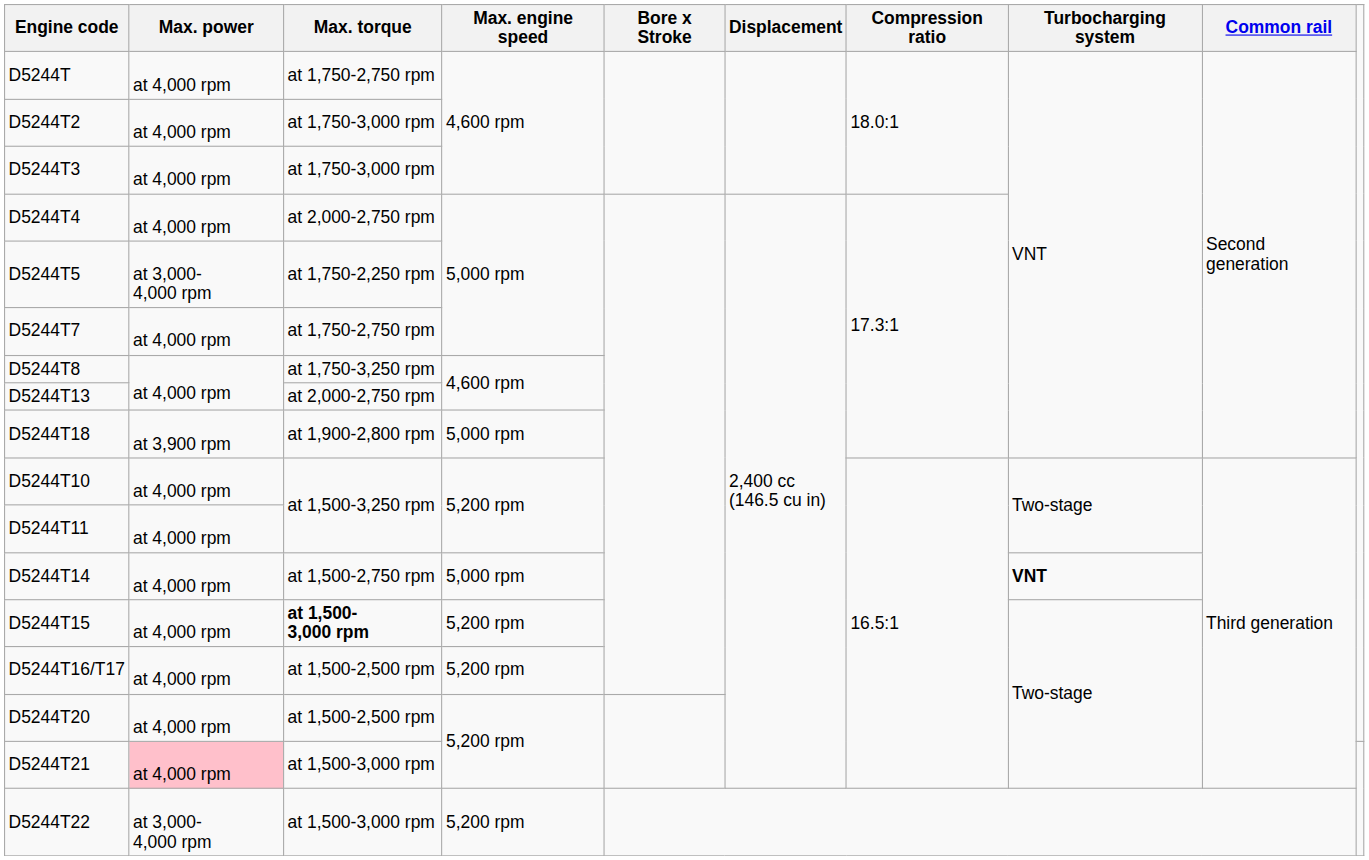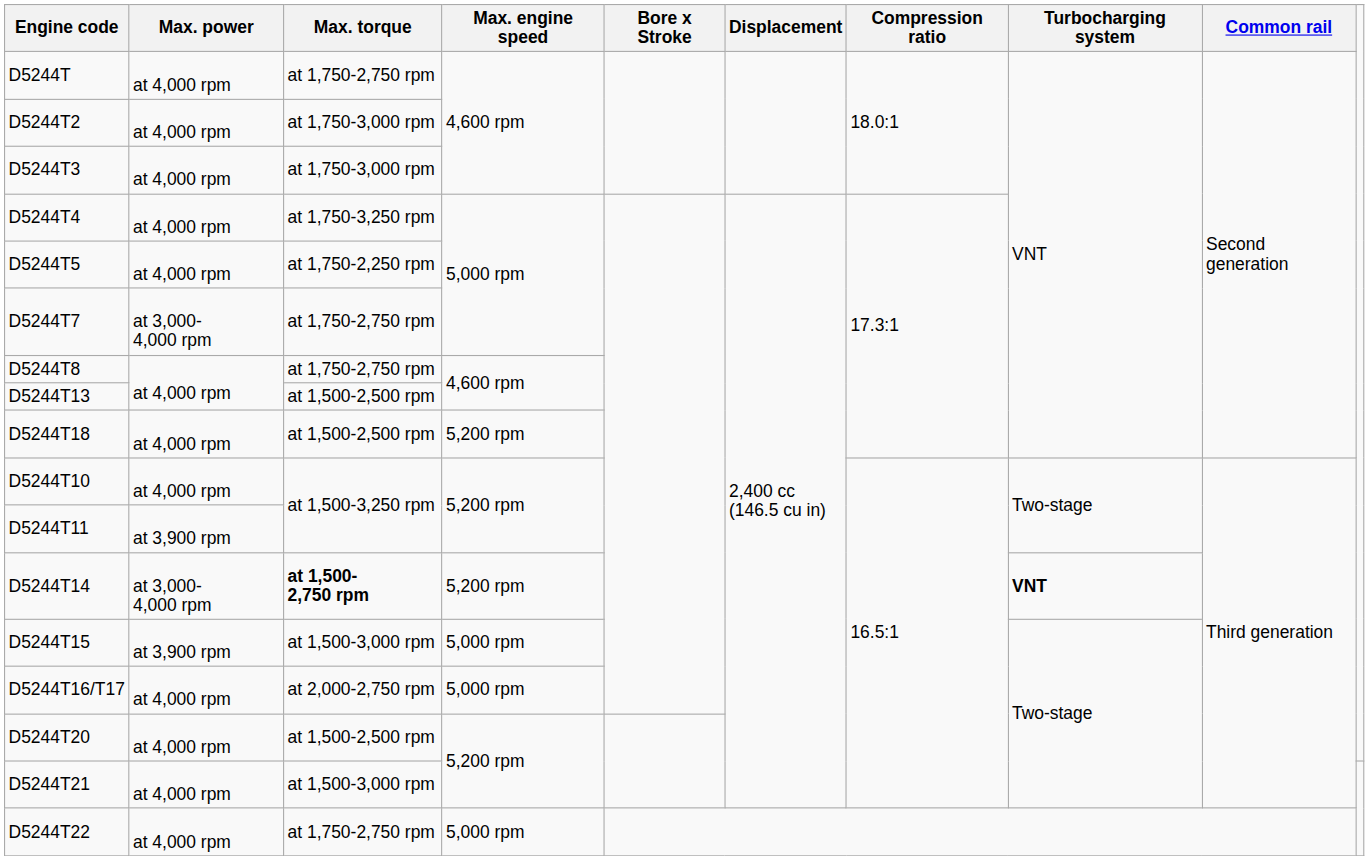(361, 217) at 2,000-2,750 rpm -> (361, 217) at 1,750-3,250 rpm
(172, 284) at 3,000-4,000 rpm -> (182, 274) at 4,000 rpm
(182, 341) at 4,000 rpm -> (172, 331) at 3,000-4,000 rpm
(361, 368) at 1,750-3,250 rpm -> (361, 368) at 1,750-2,750 rpm
(361, 396) at 2,000-2,750 rpm -> (361, 396) at 1,500-2,500 rpm
(182, 443) at 3,900 rpm -> (182, 443) at 4,000 rpm
(361, 434) at 1,900-2,800 rpm -> (361, 434) at 1,500-2,500 rpm
(485, 434) 5,000 rpm -> (485, 434) 5,200 rpm
(182, 538) at 4,000 rpm -> (182, 538) at 3,900 rpm
(182, 585) at 4,000 rpm -> (172, 595) at 3,000-4,000 rpm
(361, 575) normal -> (328, 585) bold
(485, 575) 5,000 rpm -> (485, 585) 5,200 rpm
(182, 632) at 4,000 rpm -> (182, 652) at 3,900 rpm
(328, 623) bold -> (361, 642) normal
(485, 623) 5,200 rpm -> (485, 642) 5,000 rpm
(361, 670) at 1,500-2,500 rpm -> (361, 690) at 2,000-2,750 rpm
(485, 670) 5,200 rpm -> (485, 690) 5,000 rpm
(182, 774) pink background -> (182, 794) no background
(172, 831) at 3,000-4,000 rpm -> (182, 841) at 4,000 rpm
(361, 822) at 1,500-3,000 rpm -> (361, 831) at 1,750-2,750 rpm
(485, 822) 5,200 rpm -> (485, 831) 5,000 rpm
